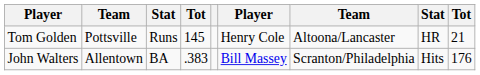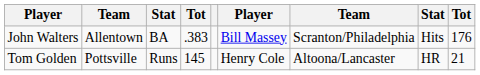rows swapped: (43, 59) <-> (42, 37)
